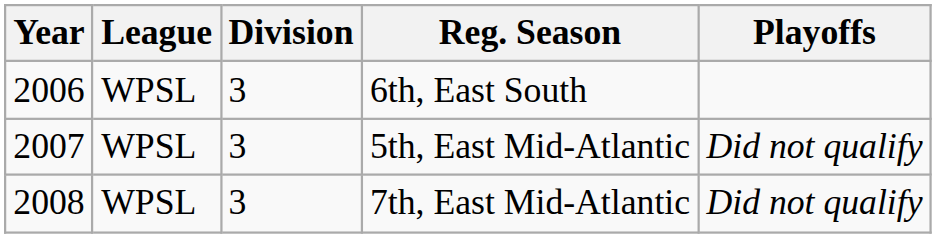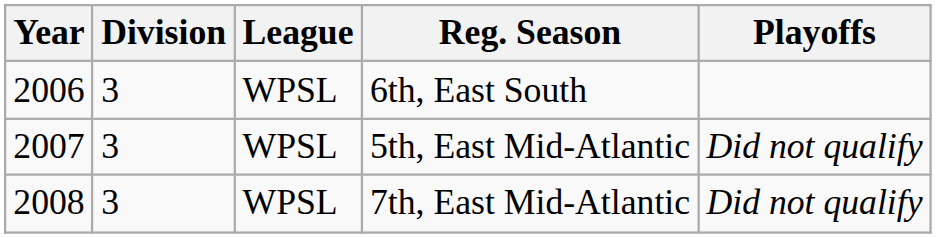columns swapped: (291, 32) <-> (157, 32)
